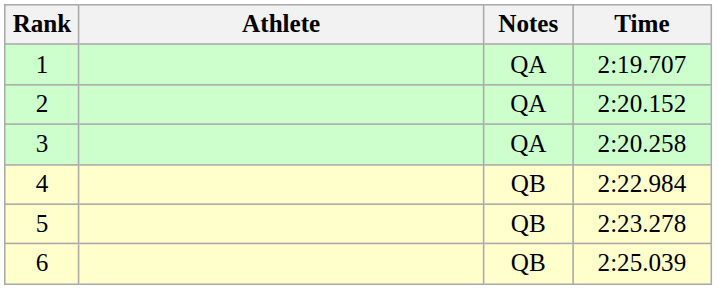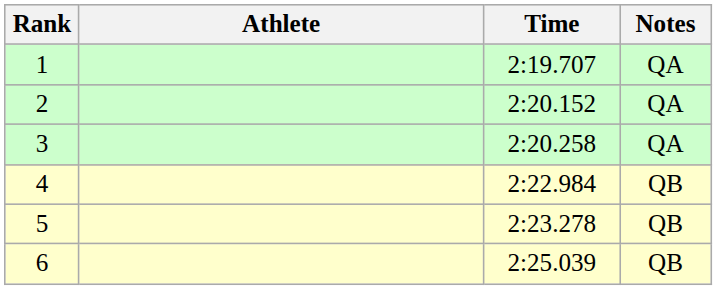columns swapped: (642, 24) <-> (528, 24)
